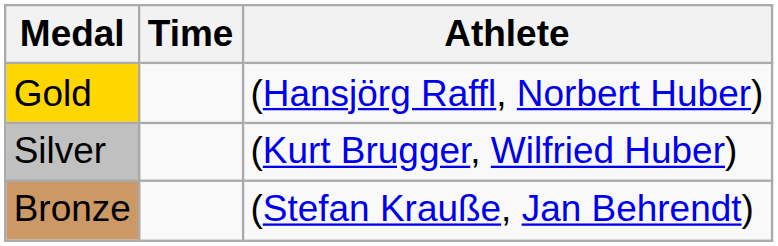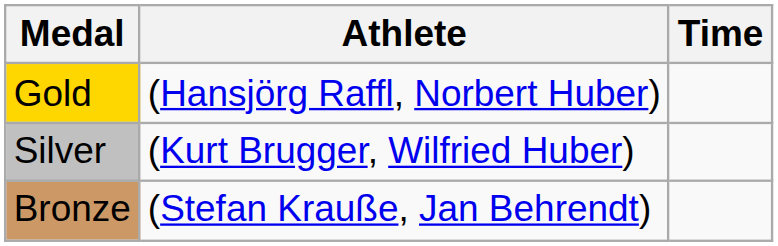columns swapped: (507, 33) <-> (191, 33)
